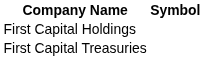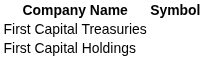rows swapped: (70, 29) <-> (75, 48)
